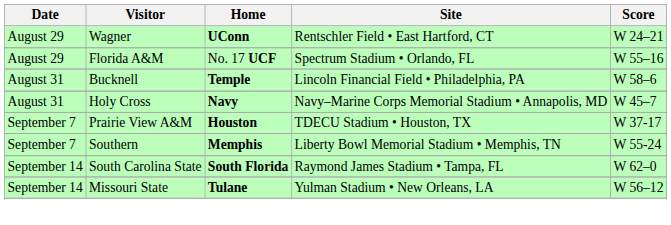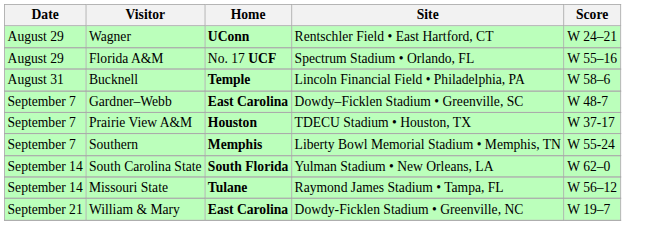- row: (120, 101)
+ row: (130, 101)
(399, 166) Raymond James Stadium • Tampa, FL -> (394, 166) Yulman Stadium • New Orleans, LA
(394, 187) Yulman Stadium • New Orleans, LA -> (399, 187) Raymond James Stadium • Tampa, FL
+ row: (134, 209)
